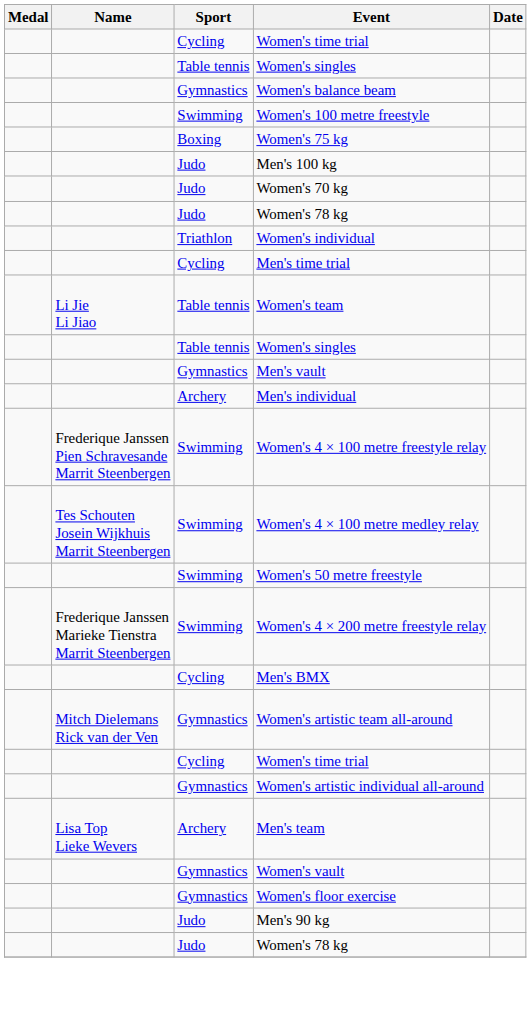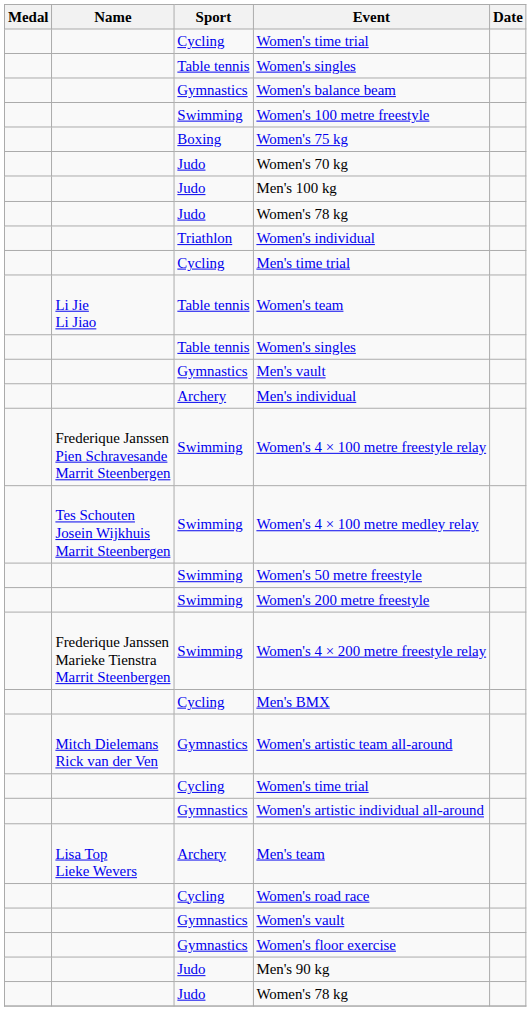rows swapped: (191, 188) <-> (191, 164)
+ row: (210, 600)
+ row: (201, 895)
